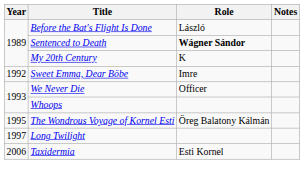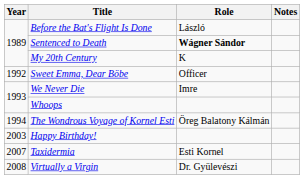(188, 74) Imre -> (193, 74) Officer
(193, 89) Officer -> (188, 89) Imre
(16, 120) 1995 -> (16, 120) 1994
- row: (58, 136)
+ row: (64, 136)
(16, 151) 2006 -> (16, 151) 2007
+ row: (64, 167)
